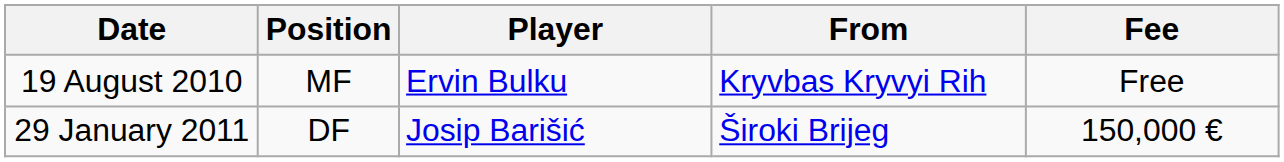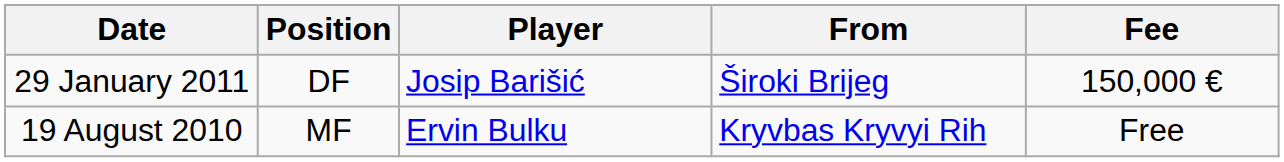rows swapped: (132, 80) <-> (132, 130)
